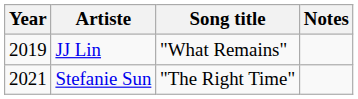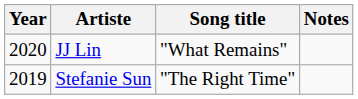(28, 49) 2019 -> (28, 49) 2020
(28, 79) 2021 -> (28, 79) 2019
